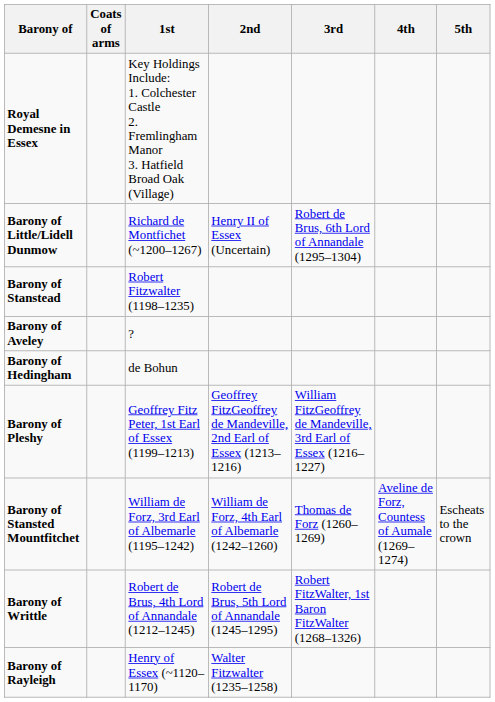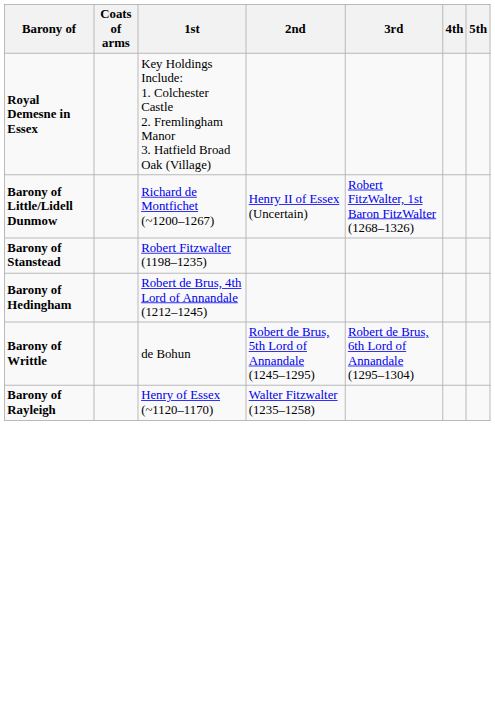(332, 235) Robert de Brus, 6th Lord of Annandale (1295–1304) -> (392, 206) Robert FitzWalter, 1st Baron FitzWalter (1268–1326)
- row: (34, 333)
(153, 368) de Bohun -> (191, 297) Robert de Brus, 4th Lord of Annandale (1212–1245)
- row: (34, 431)
- row: (43, 523)
(166, 609) Robert de Brus, 4th Lord of Annandale (1212–1245) -> (166, 353) de Bohun
(332, 609) Robert FitzWalter, 1st Baron FitzWalter (1268–1326) -> (388, 353) Robert de Brus, 6th Lord of Annandale (1295–1304)
